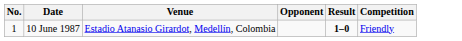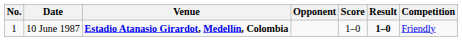+ column: (353, 12)
(180, 28) normal -> (186, 28) bold
